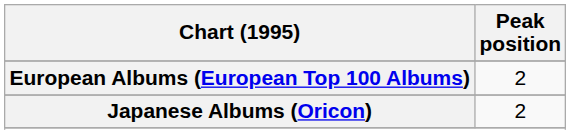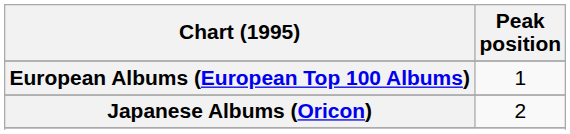(520, 77) 2 -> (520, 77) 1
